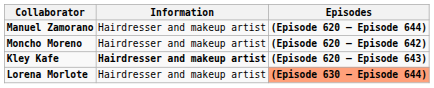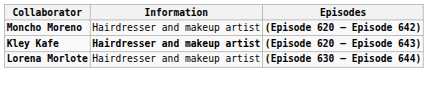- row: (50, 28)
(349, 75) lightsalmon background -> (343, 59) no background
